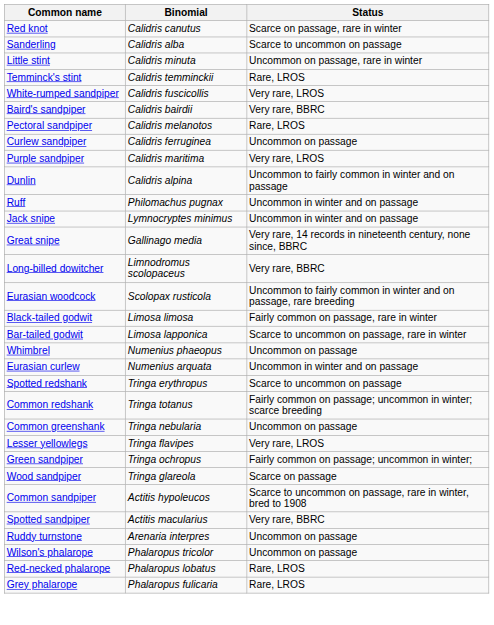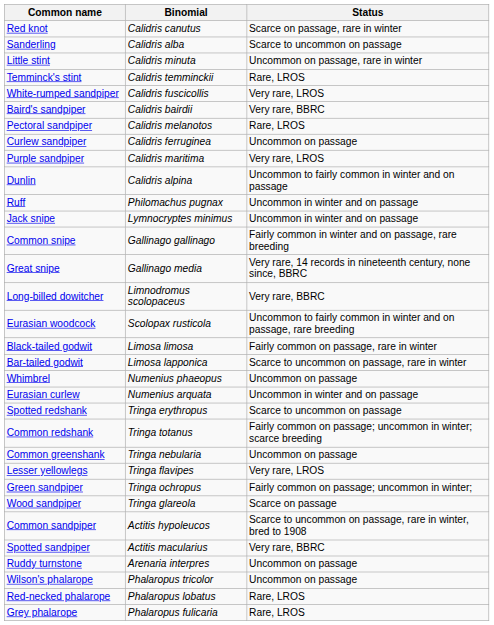+ row: (41, 241)
